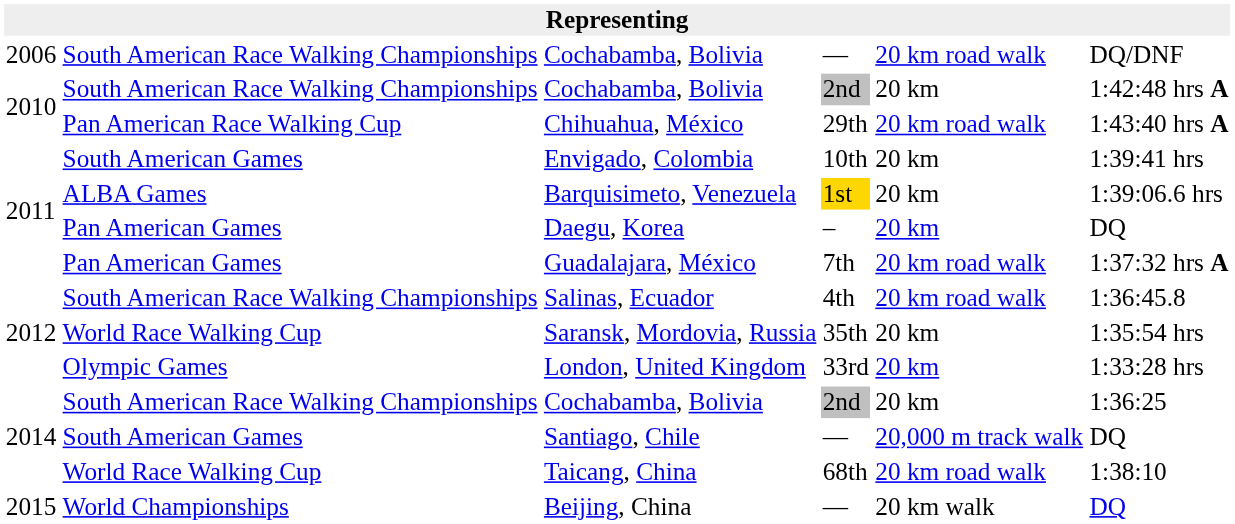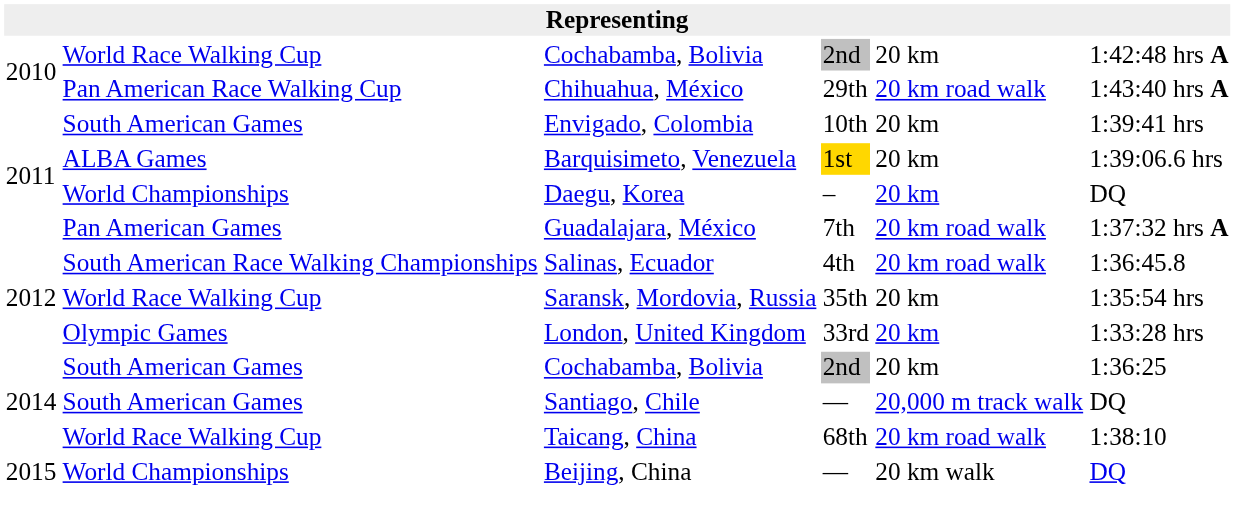- row: (31, 54)
(300, 89) South American Race Walking Championships -> (192, 54) World Race Walking Cup
(172, 228) Pan American Games -> (176, 193) World Championships
(300, 402) South American Race Walking Championships -> (183, 367) South American Games
